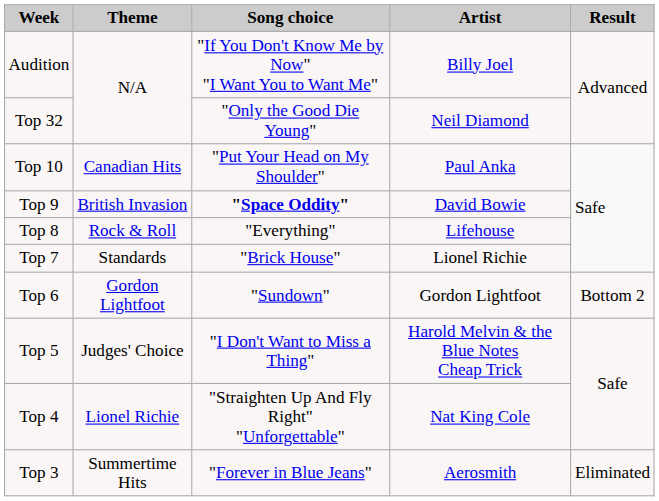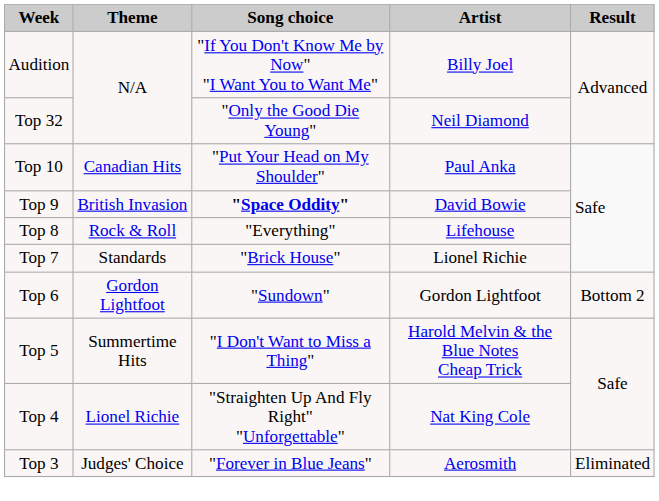(132, 350) Judges' Choice -> (132, 350) Summertime Hits
(132, 472) Summertime Hits -> (132, 463) Judges' Choice
